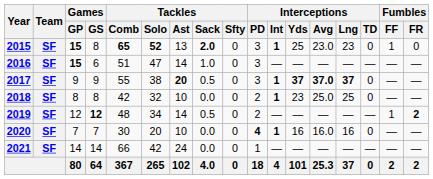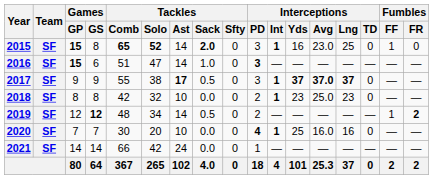(181, 47) 13 -> (181, 47) 14
(298, 47) 25 -> (298, 47) 16
(348, 47) 23 -> (348, 47) 25
(258, 64) normal -> (258, 64) bold
(181, 81) 20 -> (181, 81) 17
(348, 98) 25 -> (348, 98) 23
(298, 132) 16 -> (298, 132) 25
